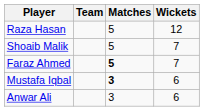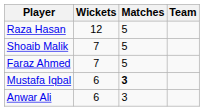columns swapped: (90, 13) <-> (176, 13)
(111, 64) bold -> (124, 64) normal
